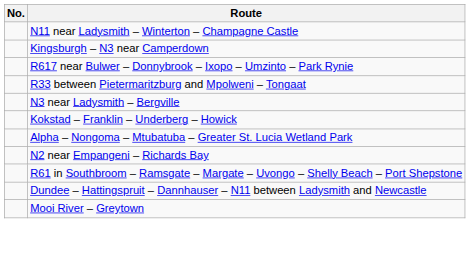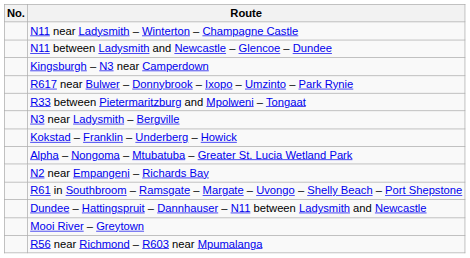+ row: (181, 48)
+ row: (146, 244)
